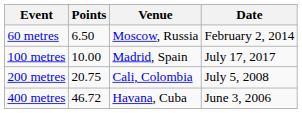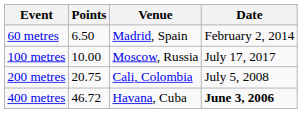(155, 35) Moscow, Russia -> (150, 35) Madrid, Spain
(150, 56) Madrid, Spain -> (155, 56) Moscow, Russia
(238, 98) normal -> (239, 98) bold
